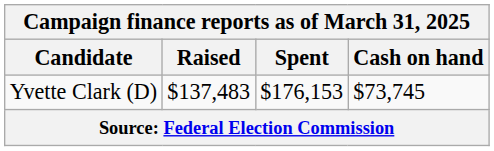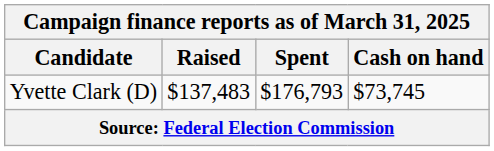(302, 92) $176,153 -> (302, 92) $176,793
